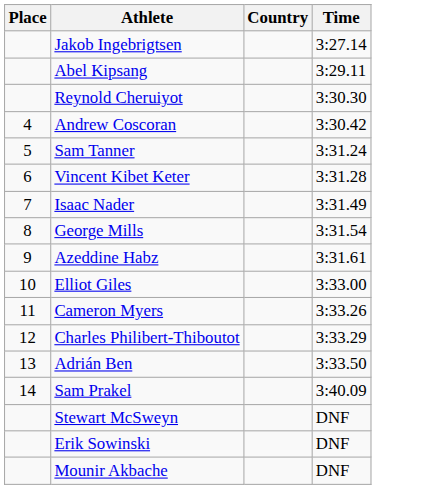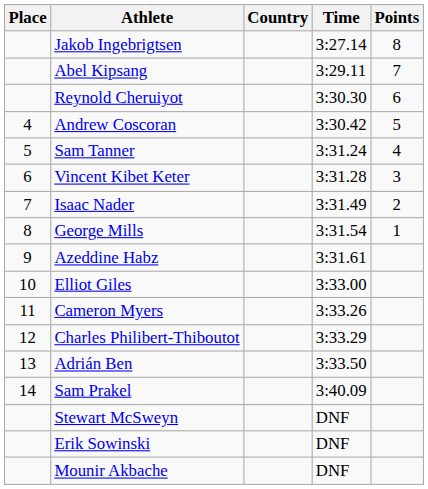+ column: (397, 17)
